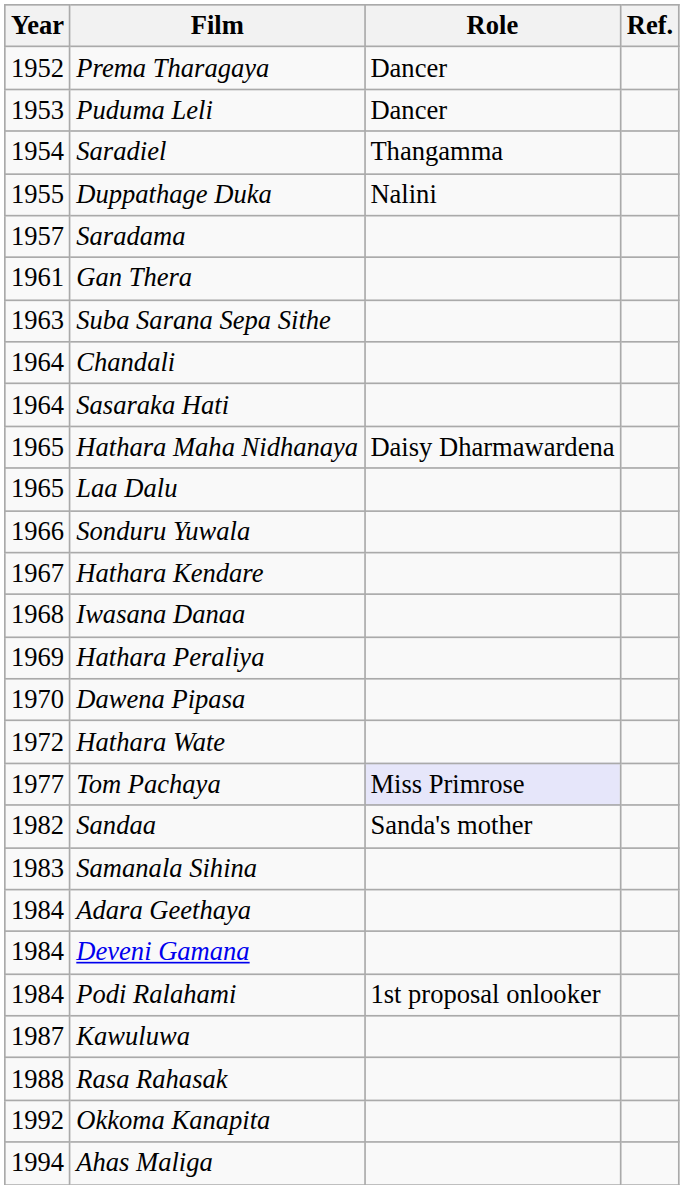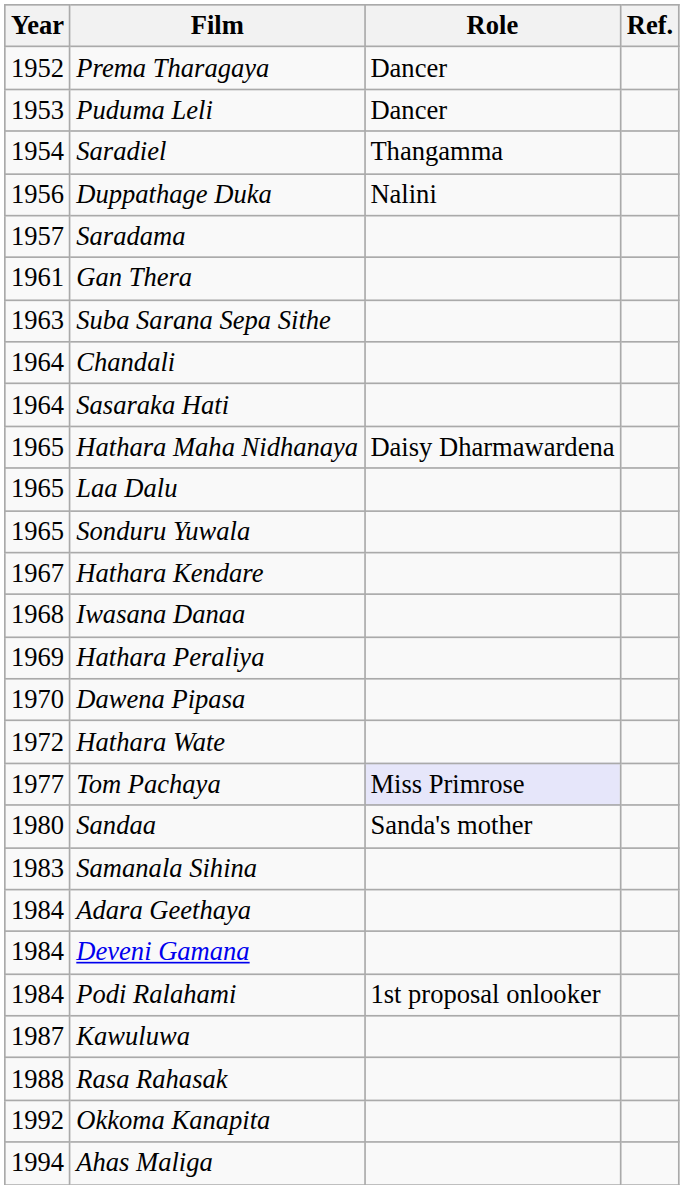(38, 194) 1955 -> (38, 194) 1956
(38, 531) 1966 -> (38, 531) 1965
(38, 825) 1982 -> (38, 825) 1980
